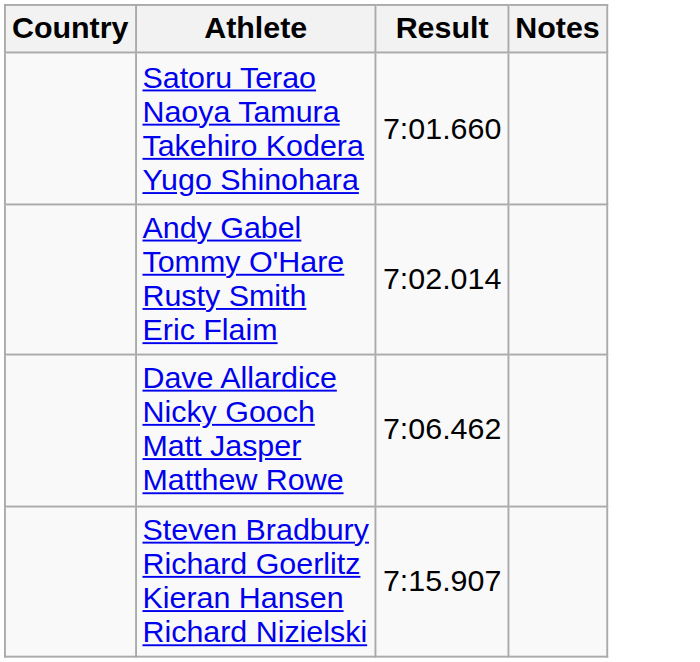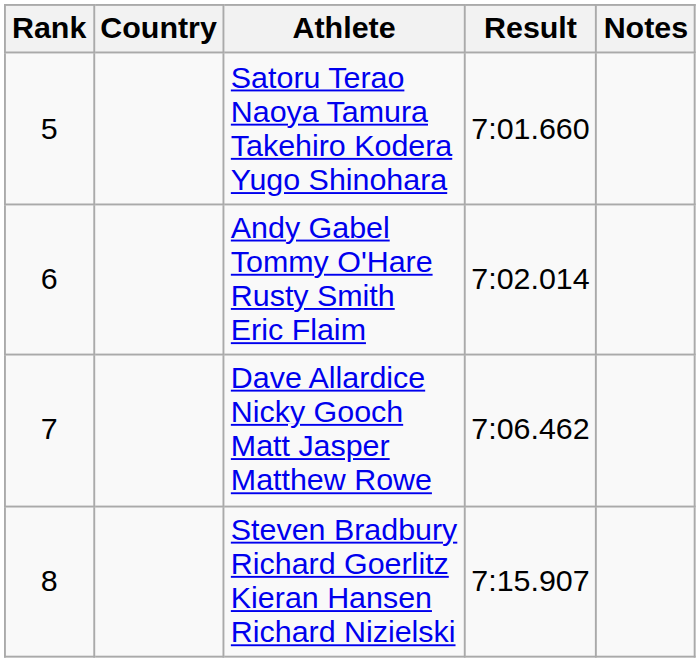+ column: (49, 28)
